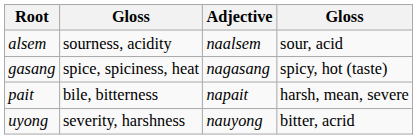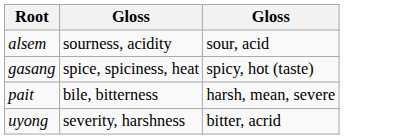- column: (240, 17)
